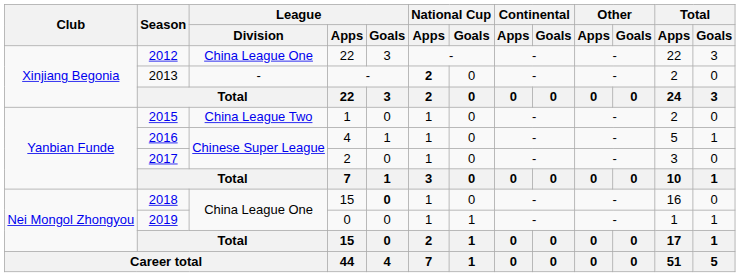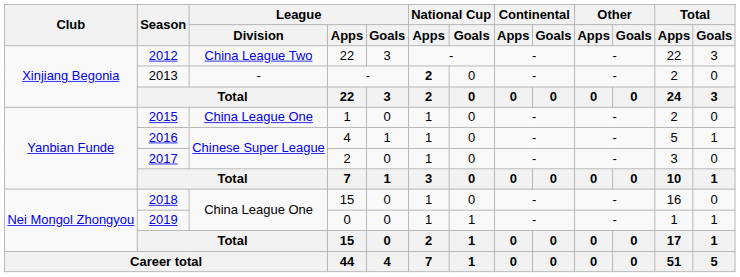(259, 55) China League One -> (259, 55) China League Two
(259, 117) China League Two -> (259, 117) China League One
(387, 199) bold -> (387, 199) normal
